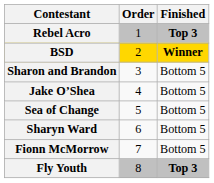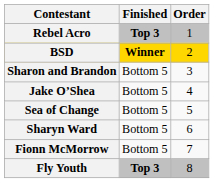columns swapped: (138, 14) <-> (183, 14)
